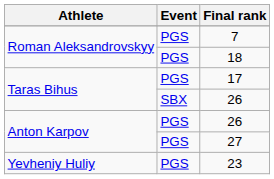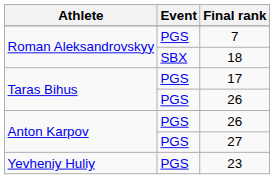(175, 58) PGS -> (174, 58) SBX
(174, 100) SBX -> (175, 100) PGS
